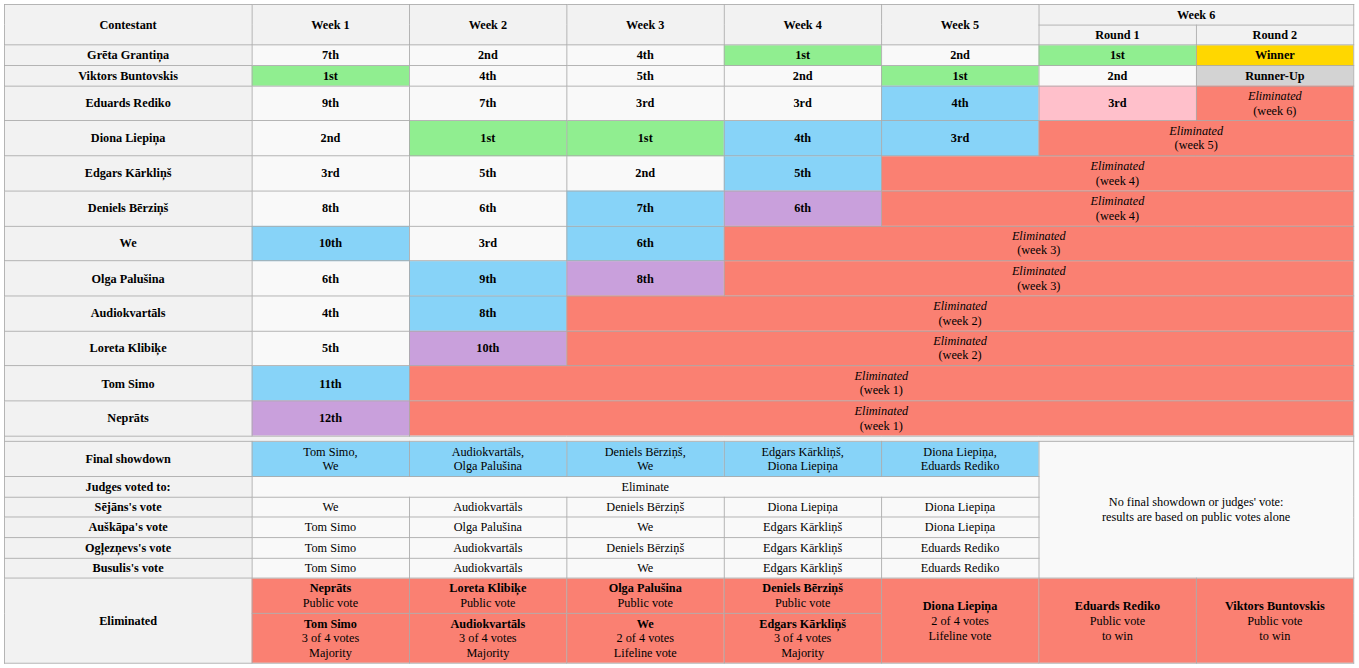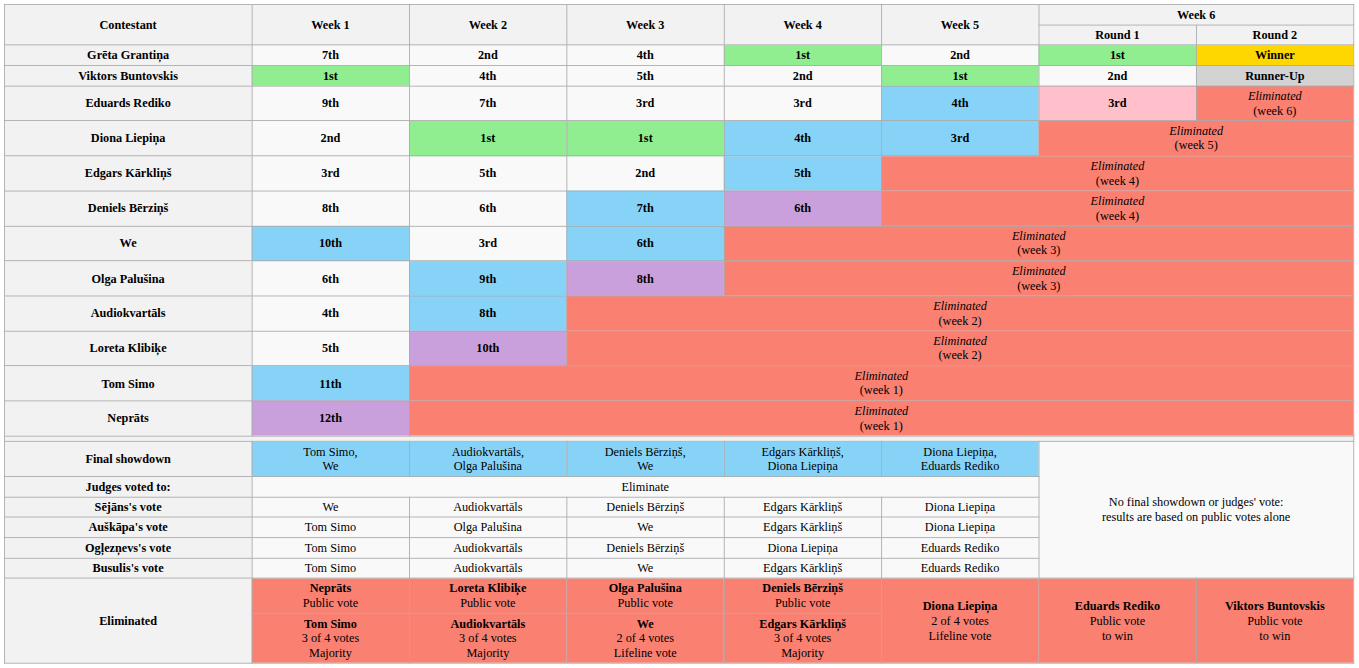(803, 507) Diona Liepiņa -> (803, 507) Edgars Kārkliņš
(803, 548) Edgars Kārkliņš -> (803, 548) Diona Liepiņa
